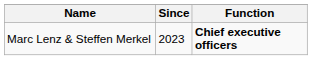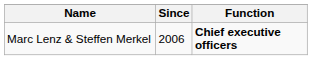(171, 38) 2023 -> (171, 38) 2006
